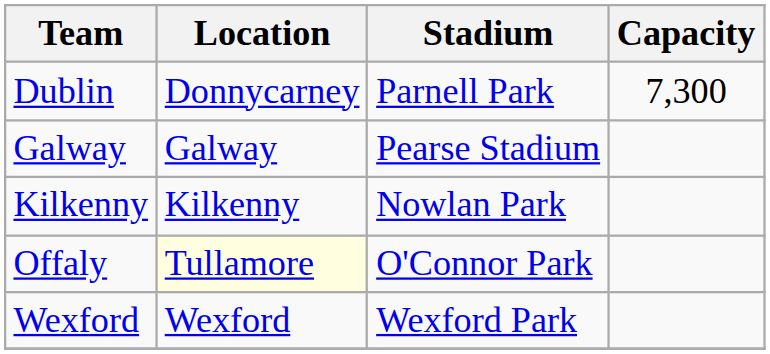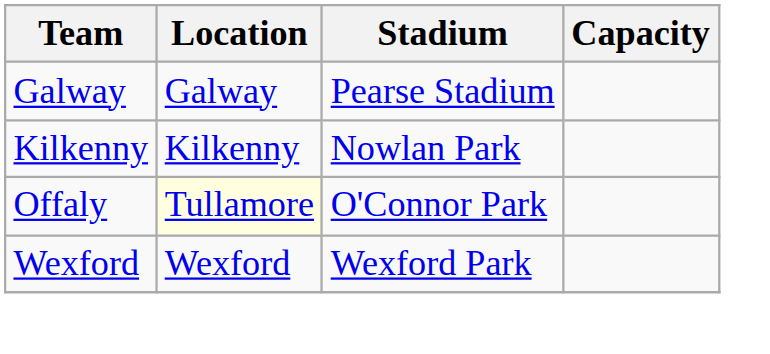- row: (64, 90)
